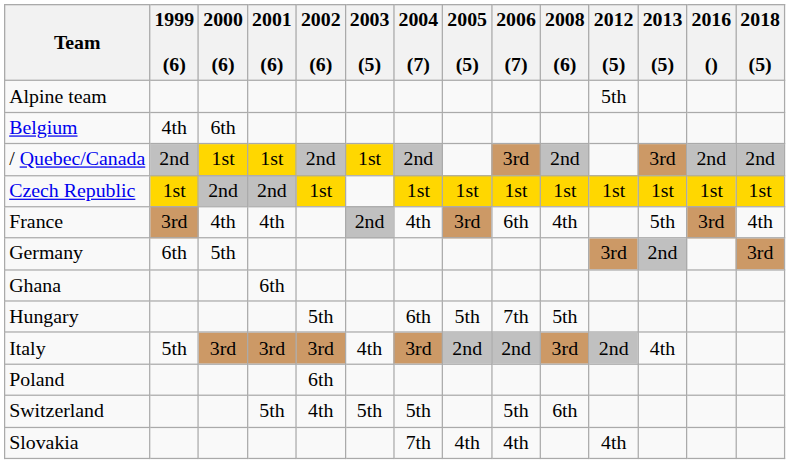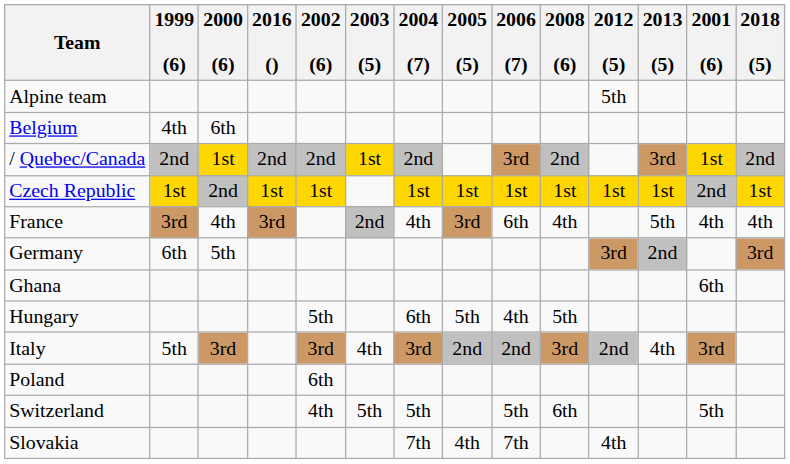columns swapped: (272, 42) <-> (711, 42)
(516, 316) 7th -> (516, 316) 4th
(516, 442) 4th -> (516, 442) 7th
